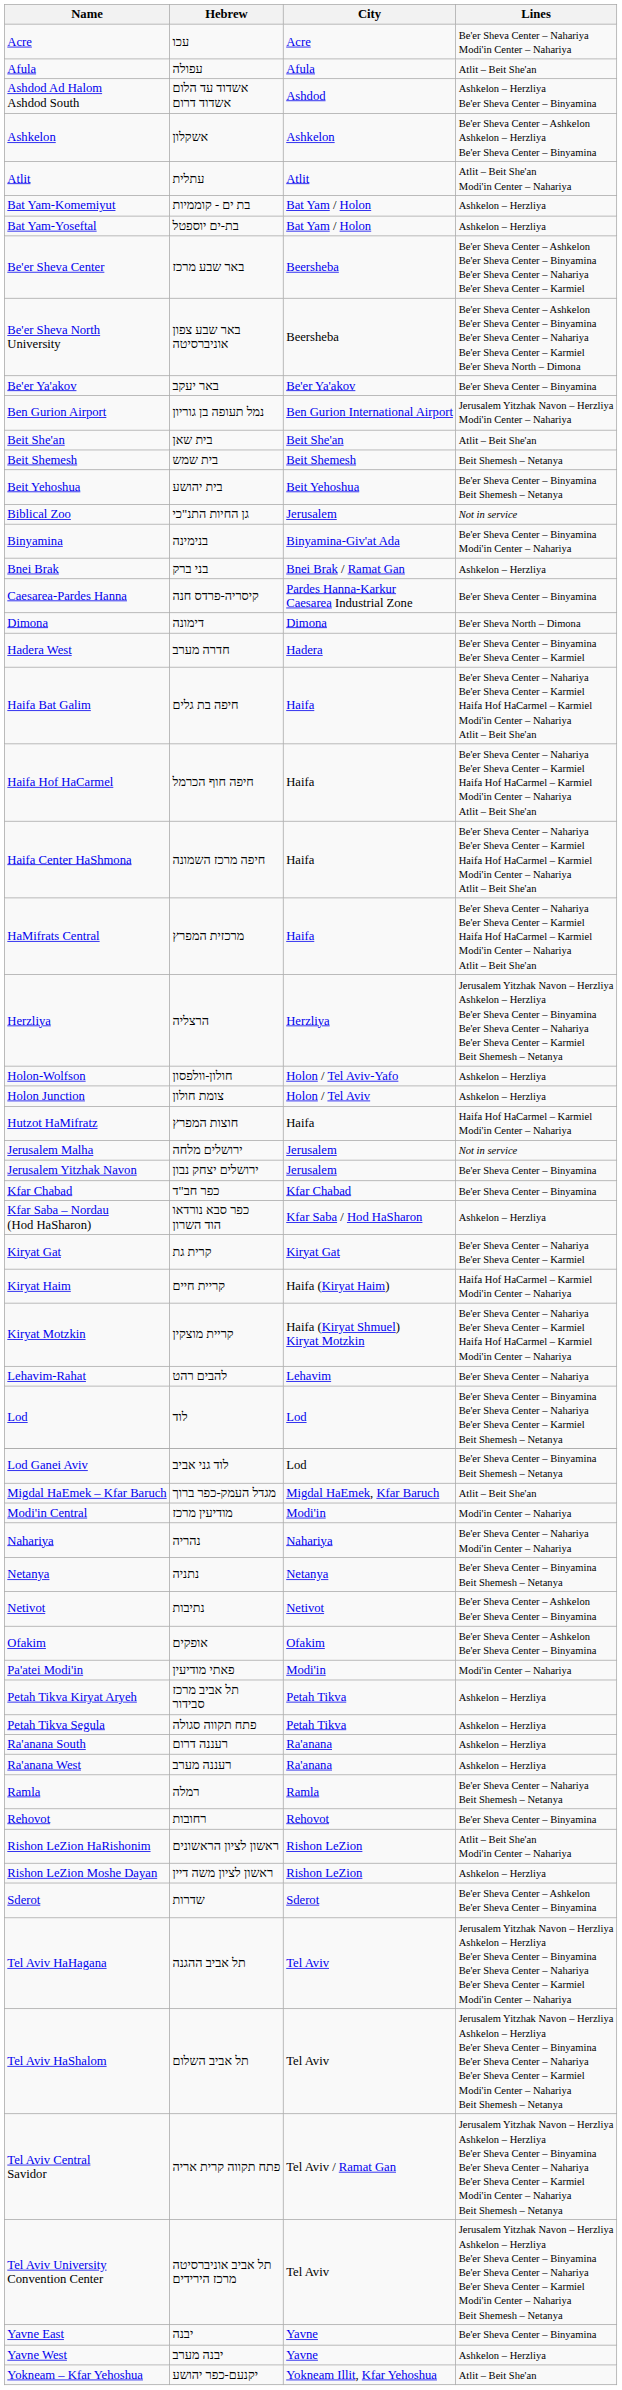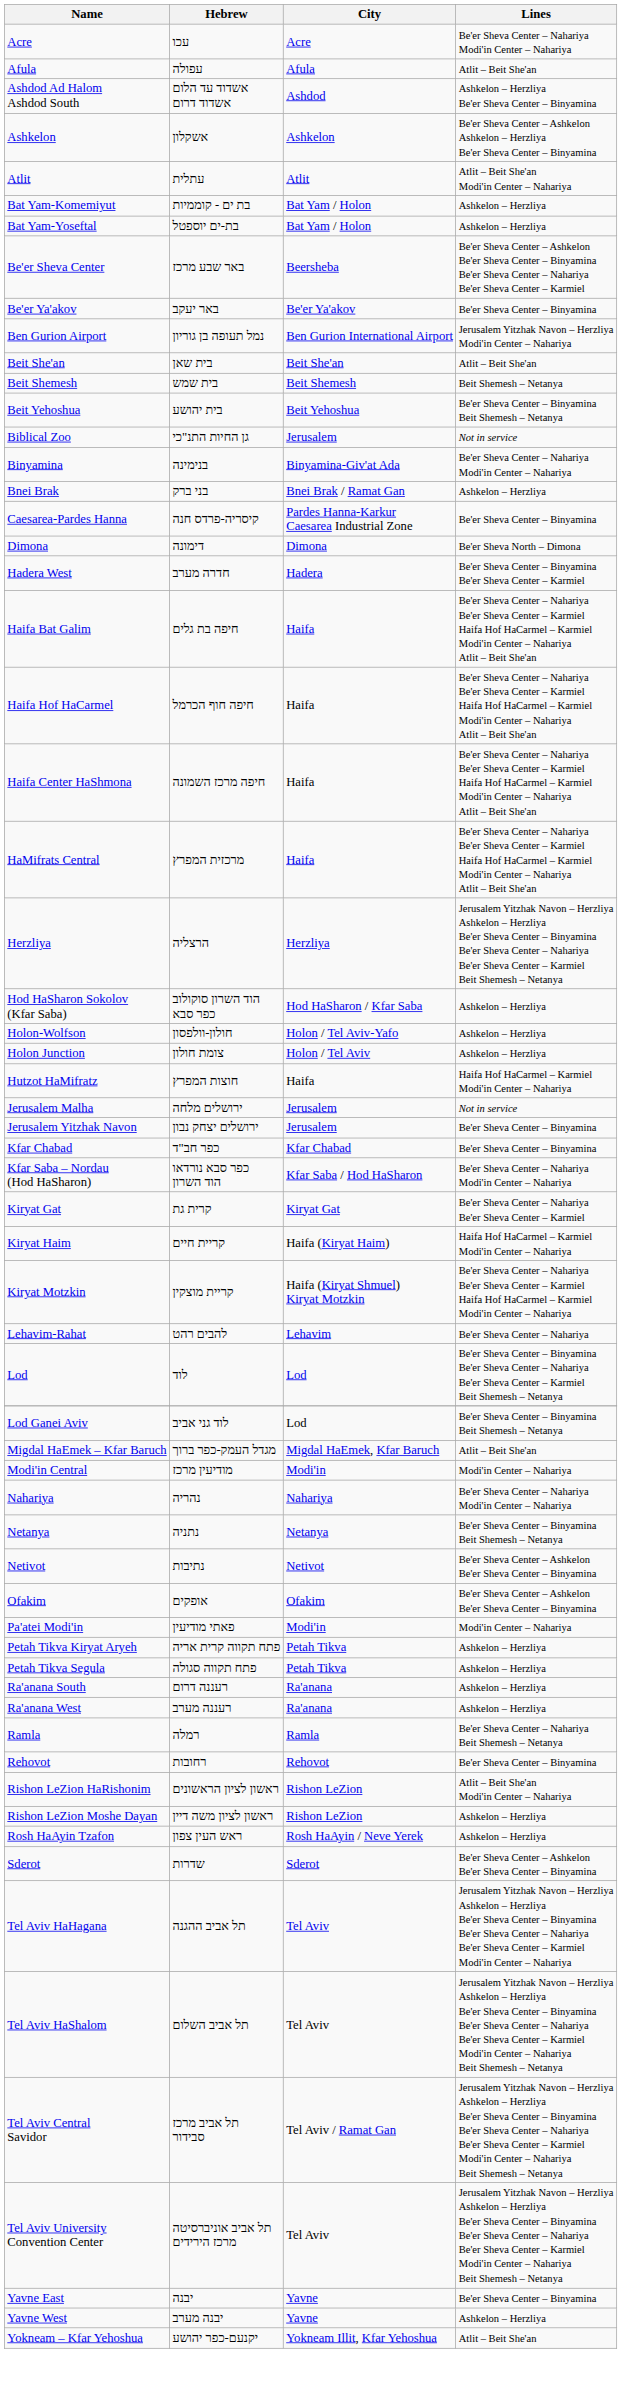- row: (54, 337)
(528, 542) Be'er Sheva Center – Binyamina Modi'in Center – Nahariya -> (524, 465) Be'er Sheva Center – Nahariya Modi'in Center – Nahariya
+ row: (68, 1006)
(502, 1218) Ashkelon – Herzliya -> (524, 1175) Be'er Sheva Center – Nahariya Modi'in Center – Nahariya
(206, 1697) תל אביב מרכז סבידור -> (226, 1647) פתח תקווה קרית אריה
+ row: (61, 1836)
(226, 2166) פתח תקווה קרית אריה -> (206, 2129) תל אביב מרכז סבידור
